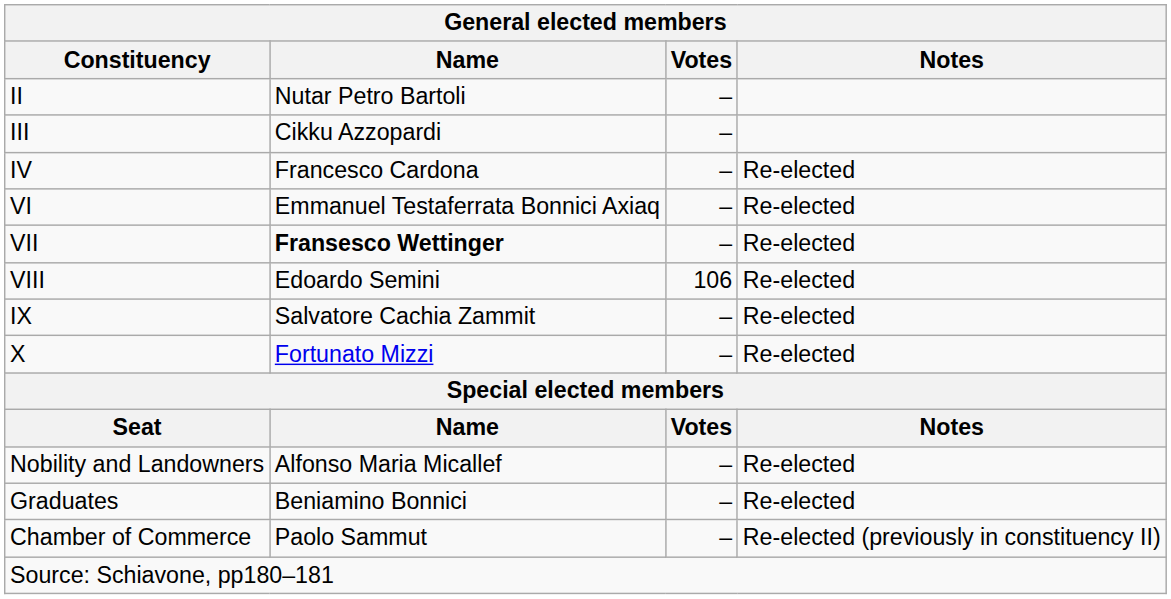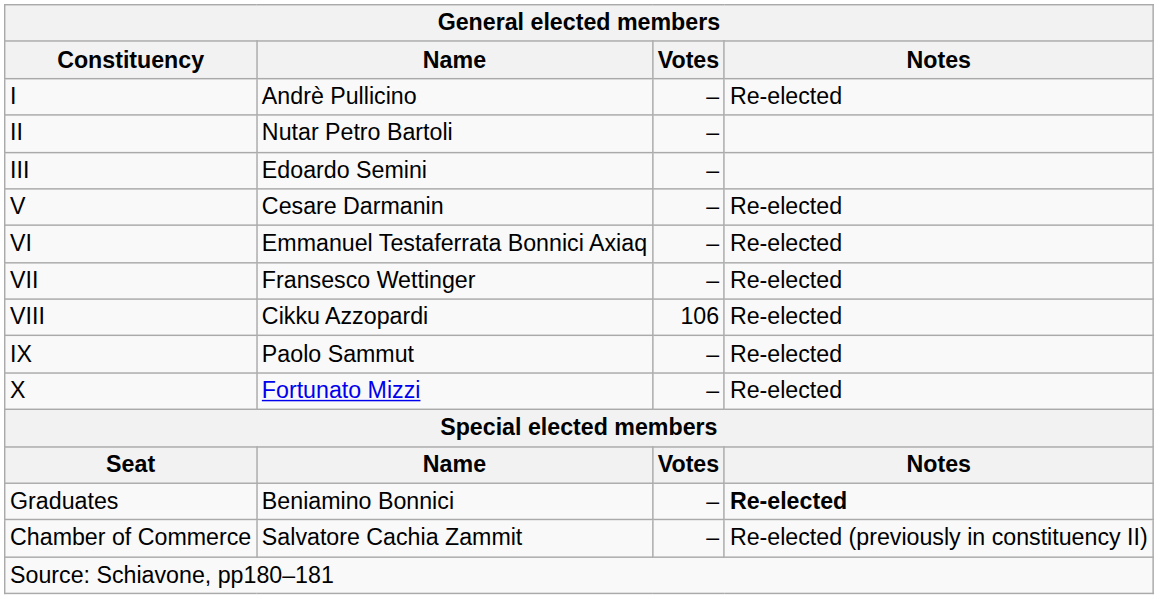+ row: (13, 96)
(358, 133) Cikku Azzopardi -> (344, 170) Edoardo Semini
- row: (21, 170)
+ row: (18, 206)
(389, 243) bold -> (369, 280) normal
(357, 280) Edoardo Semini -> (345, 317) Cikku Azzopardi
(405, 317) Salvatore Cachia Zammit -> (338, 354) Paolo Sammut
- row: (137, 464)
(799, 501) normal -> (789, 501) bold
(351, 538) Paolo Sammut -> (392, 538) Salvatore Cachia Zammit
